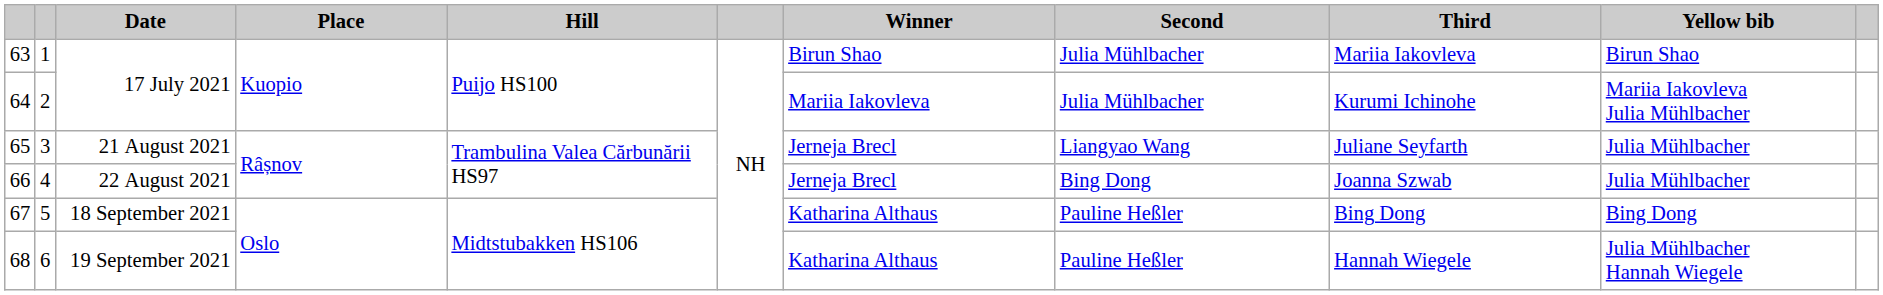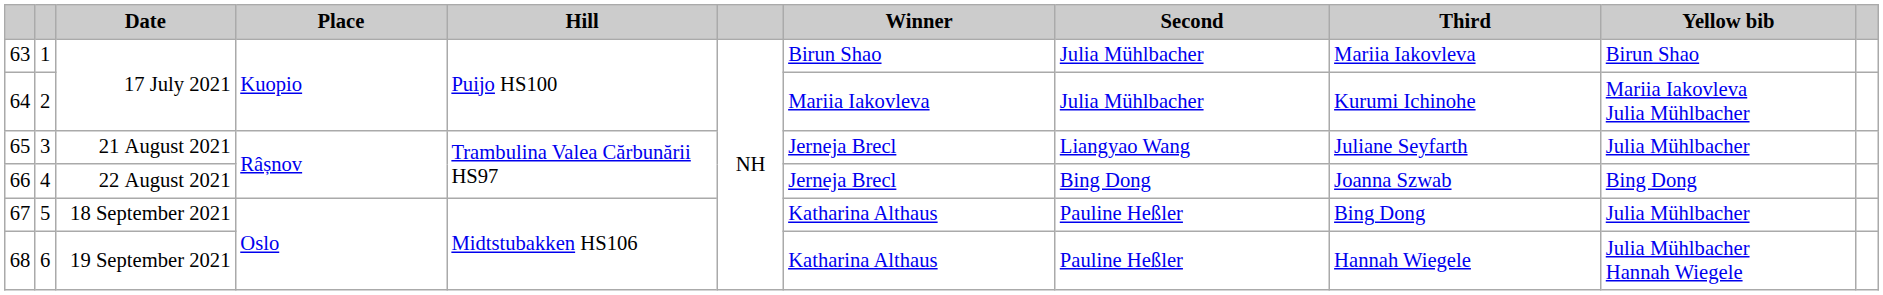(1678, 180) Julia Mühlbacher -> (1651, 180) Bing Dong
(1651, 213) Bing Dong -> (1678, 213) Julia Mühlbacher
